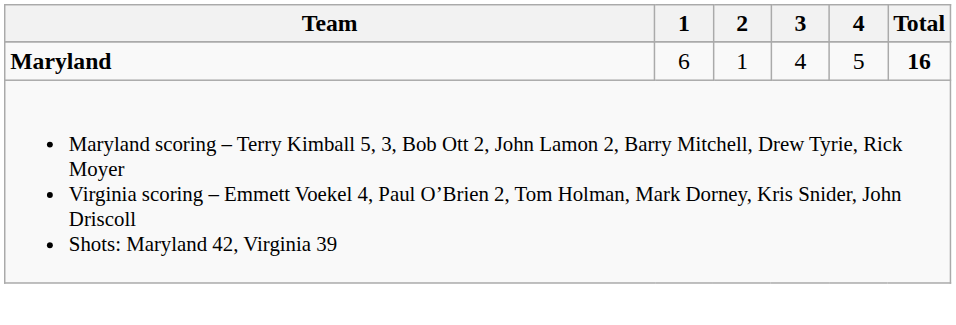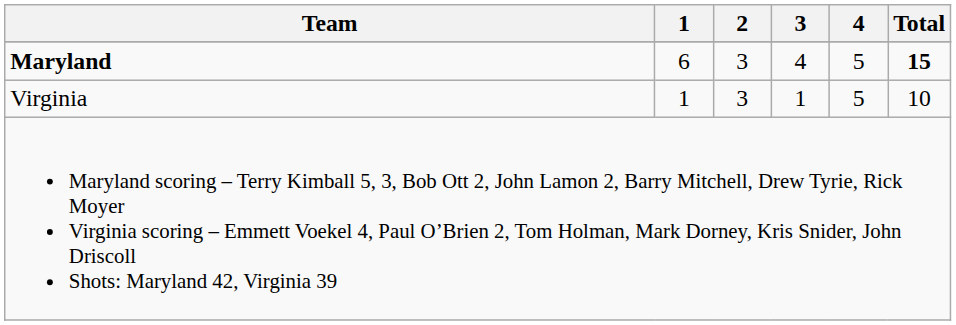(742, 60) 1 -> (742, 60) 3
(919, 60) 16 -> (919, 60) 15
+ row: (49, 98)
